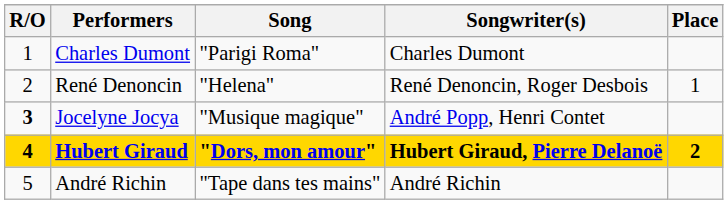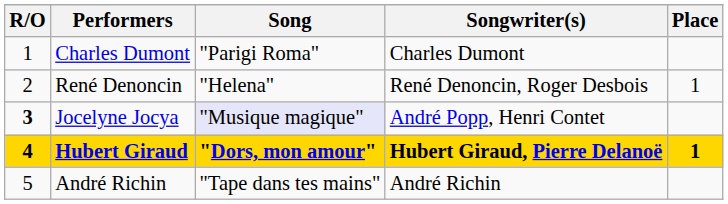(281, 118) no background -> (281, 118) lavender background
(695, 150) 2 -> (695, 150) 1
